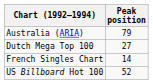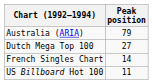(127, 73) 52 -> (127, 73) 11
